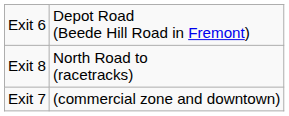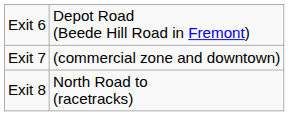rows swapped: (27, 98) <-> (27, 66)
